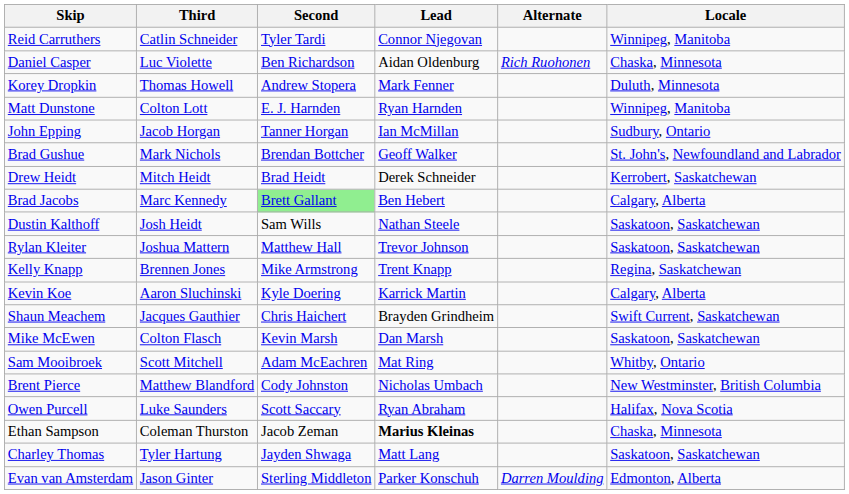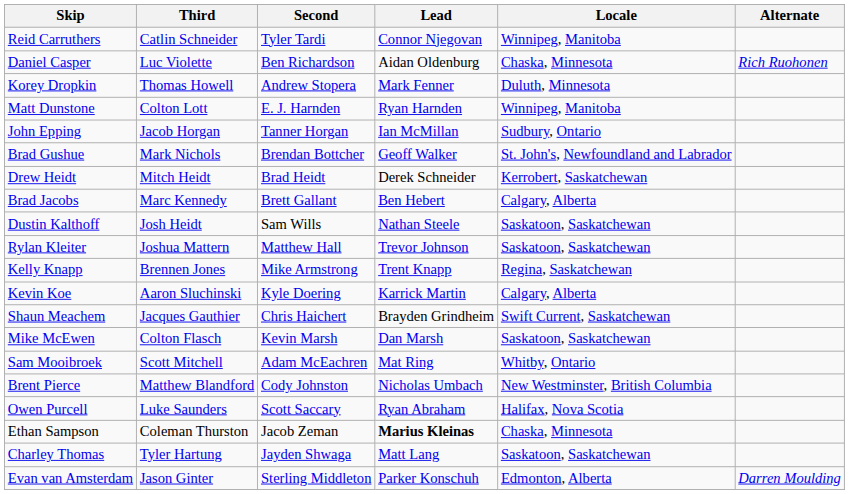columns swapped: (552, 16) <-> (726, 16)
(299, 200) lightgreen background -> (299, 200) no background
